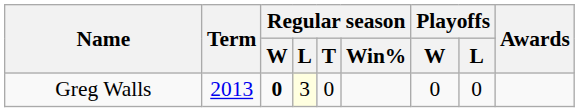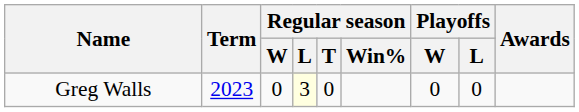(232, 89) 2013 -> (232, 89) 2023
(277, 89) bold -> (277, 89) normal
